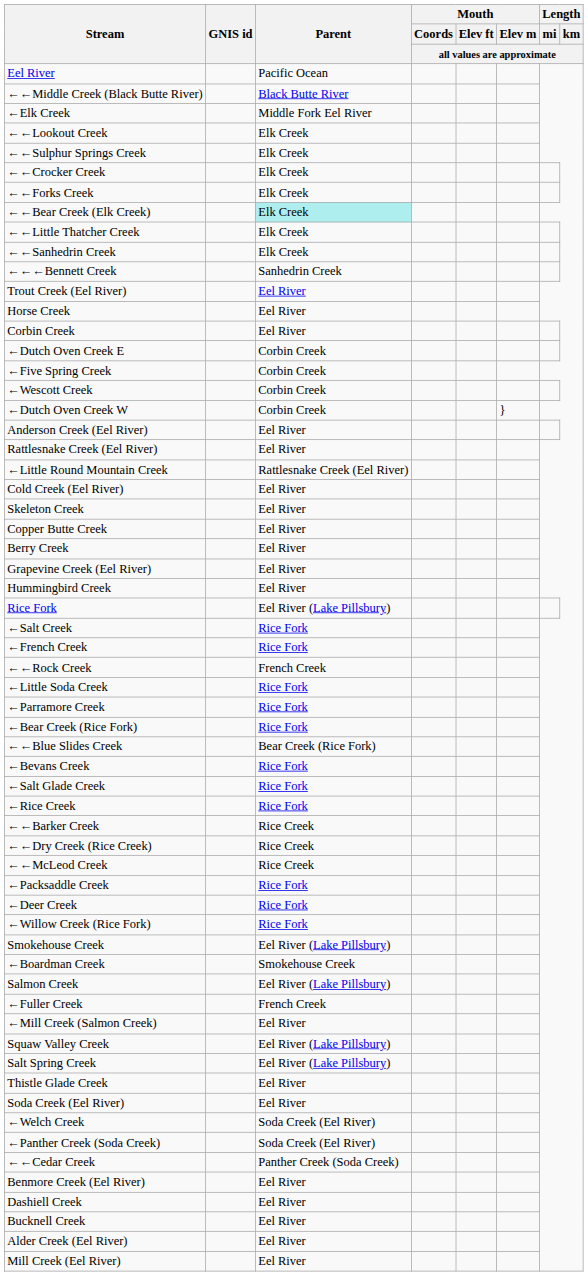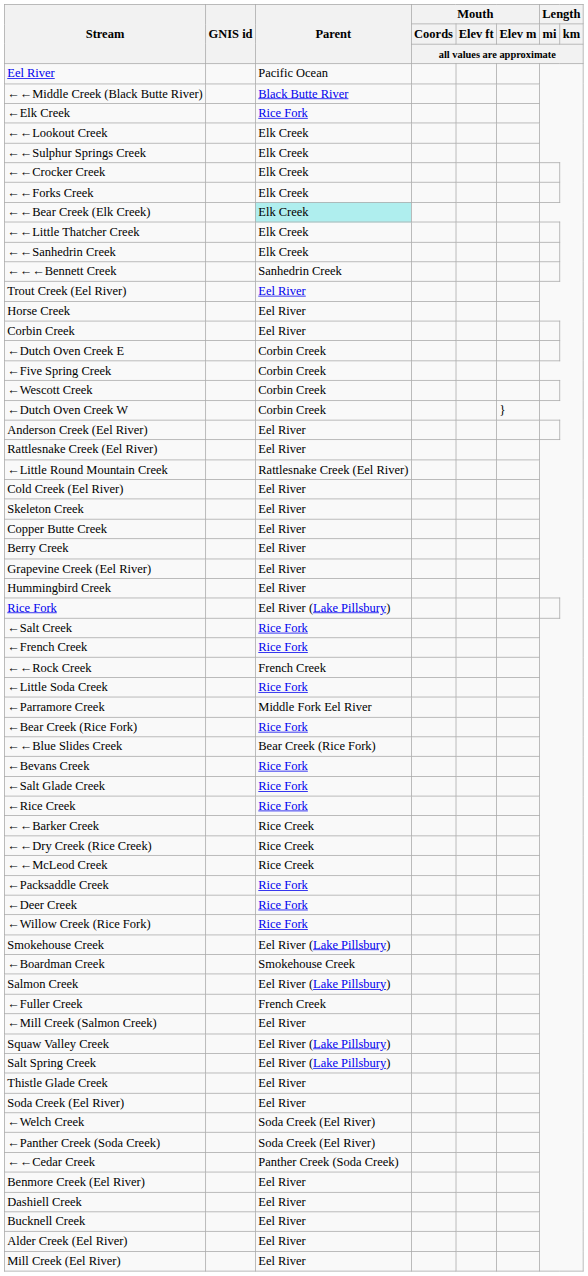(315, 113) Middle Fork Eel River -> (283, 113) Rice Fork
(283, 707) Rice Fork -> (315, 707) Middle Fork Eel River
